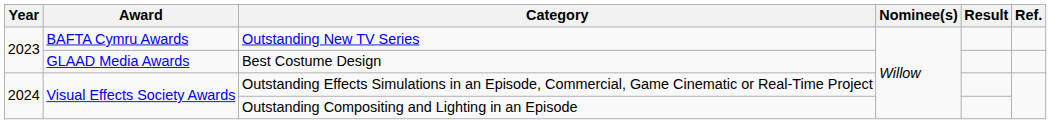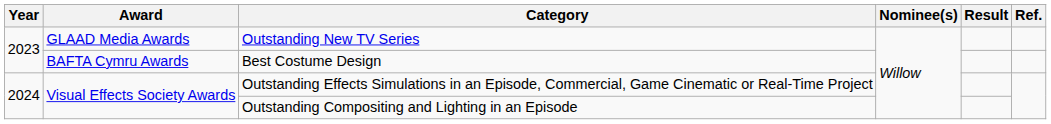(117, 38) BAFTA Cymru Awards -> (118, 38) GLAAD Media Awards
(118, 61) GLAAD Media Awards -> (117, 61) BAFTA Cymru Awards
